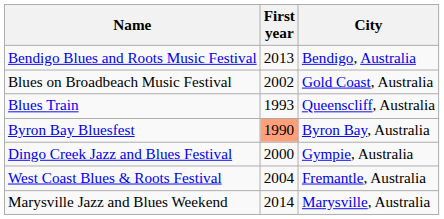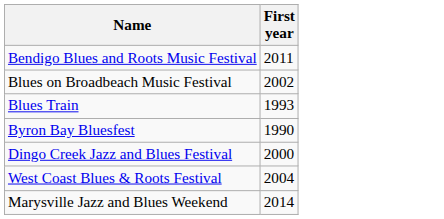- column: (368, 25)
(279, 57) 2013 -> (279, 57) 2011
(279, 130) lightsalmon background -> (279, 130) no background
